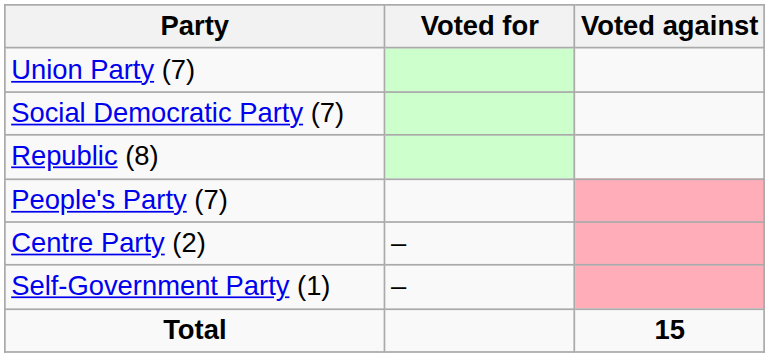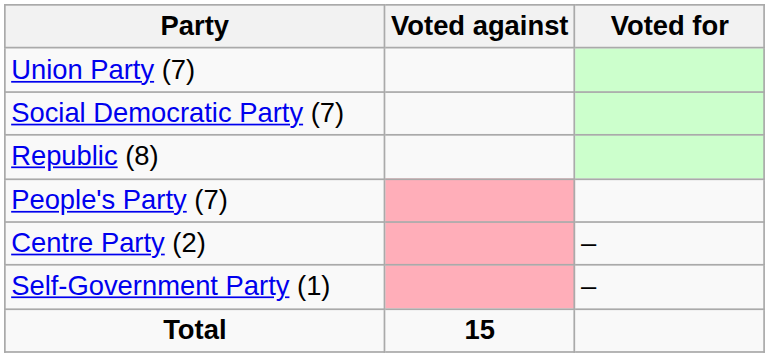columns swapped: (480, 26) <-> (670, 26)
